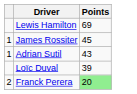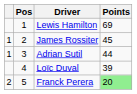+ column: (24, 11)
(87, 53) 43 -> (107, 53) 44
